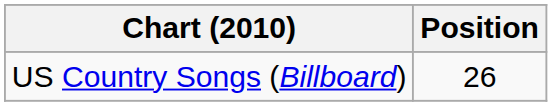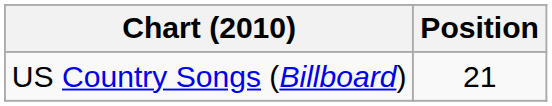(480, 76) 26 -> (480, 76) 21
